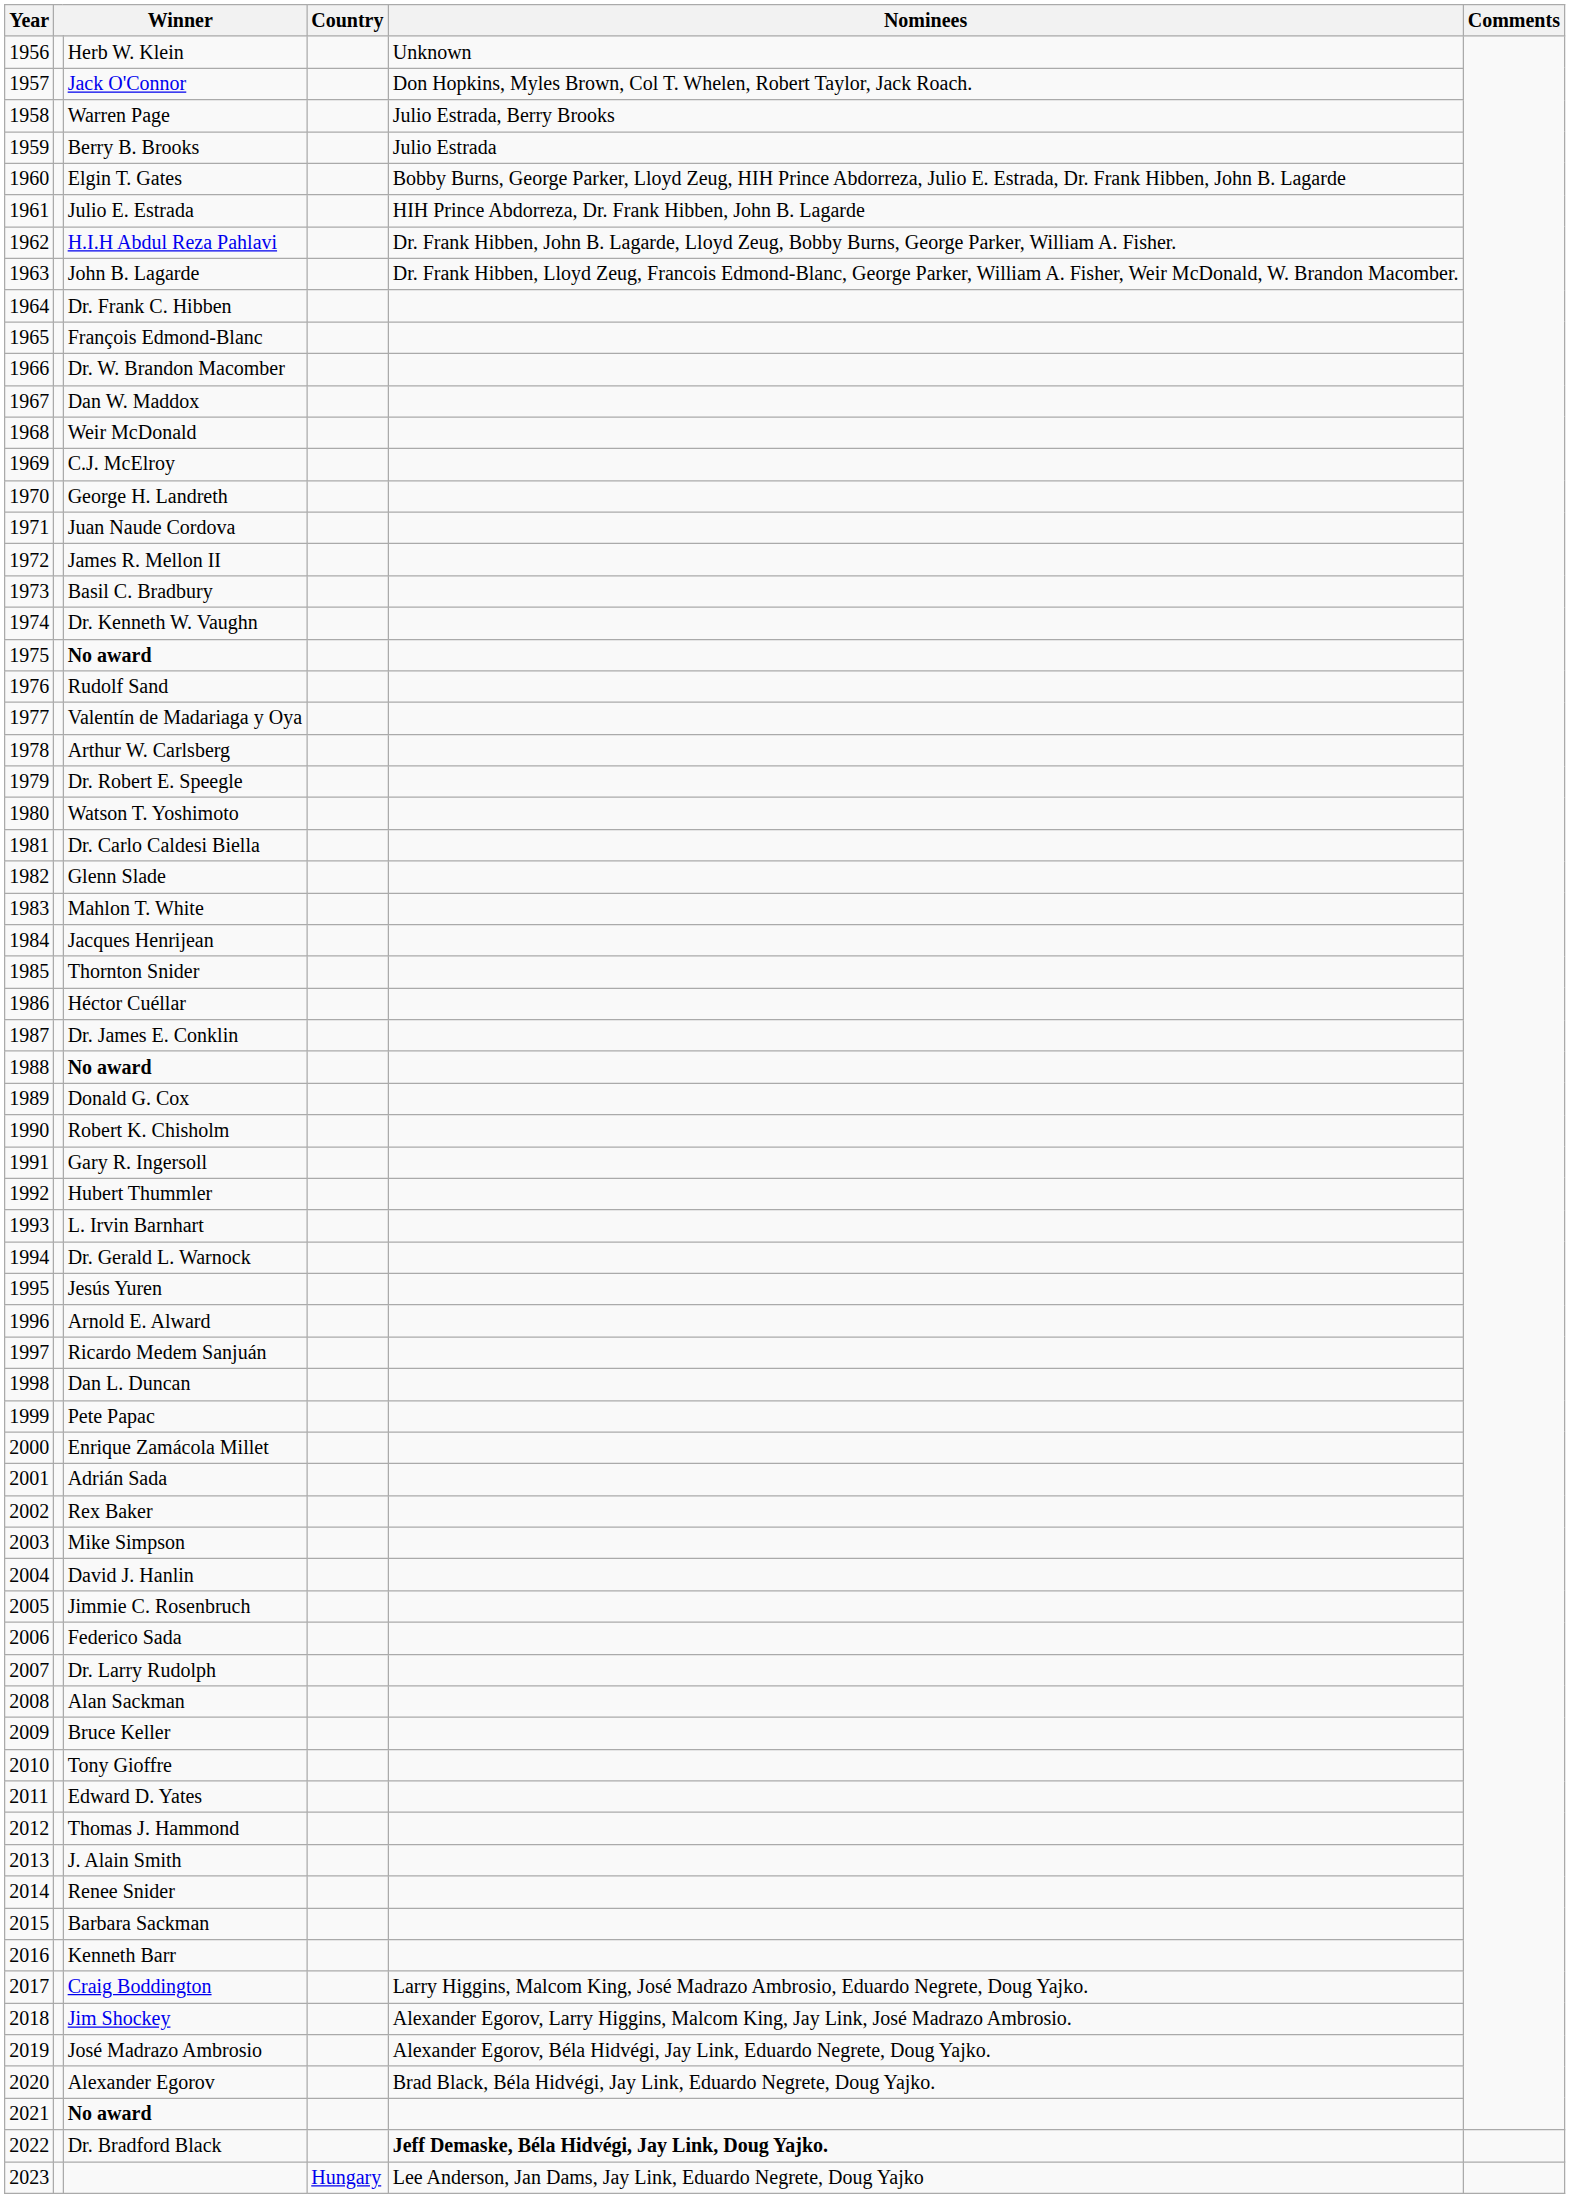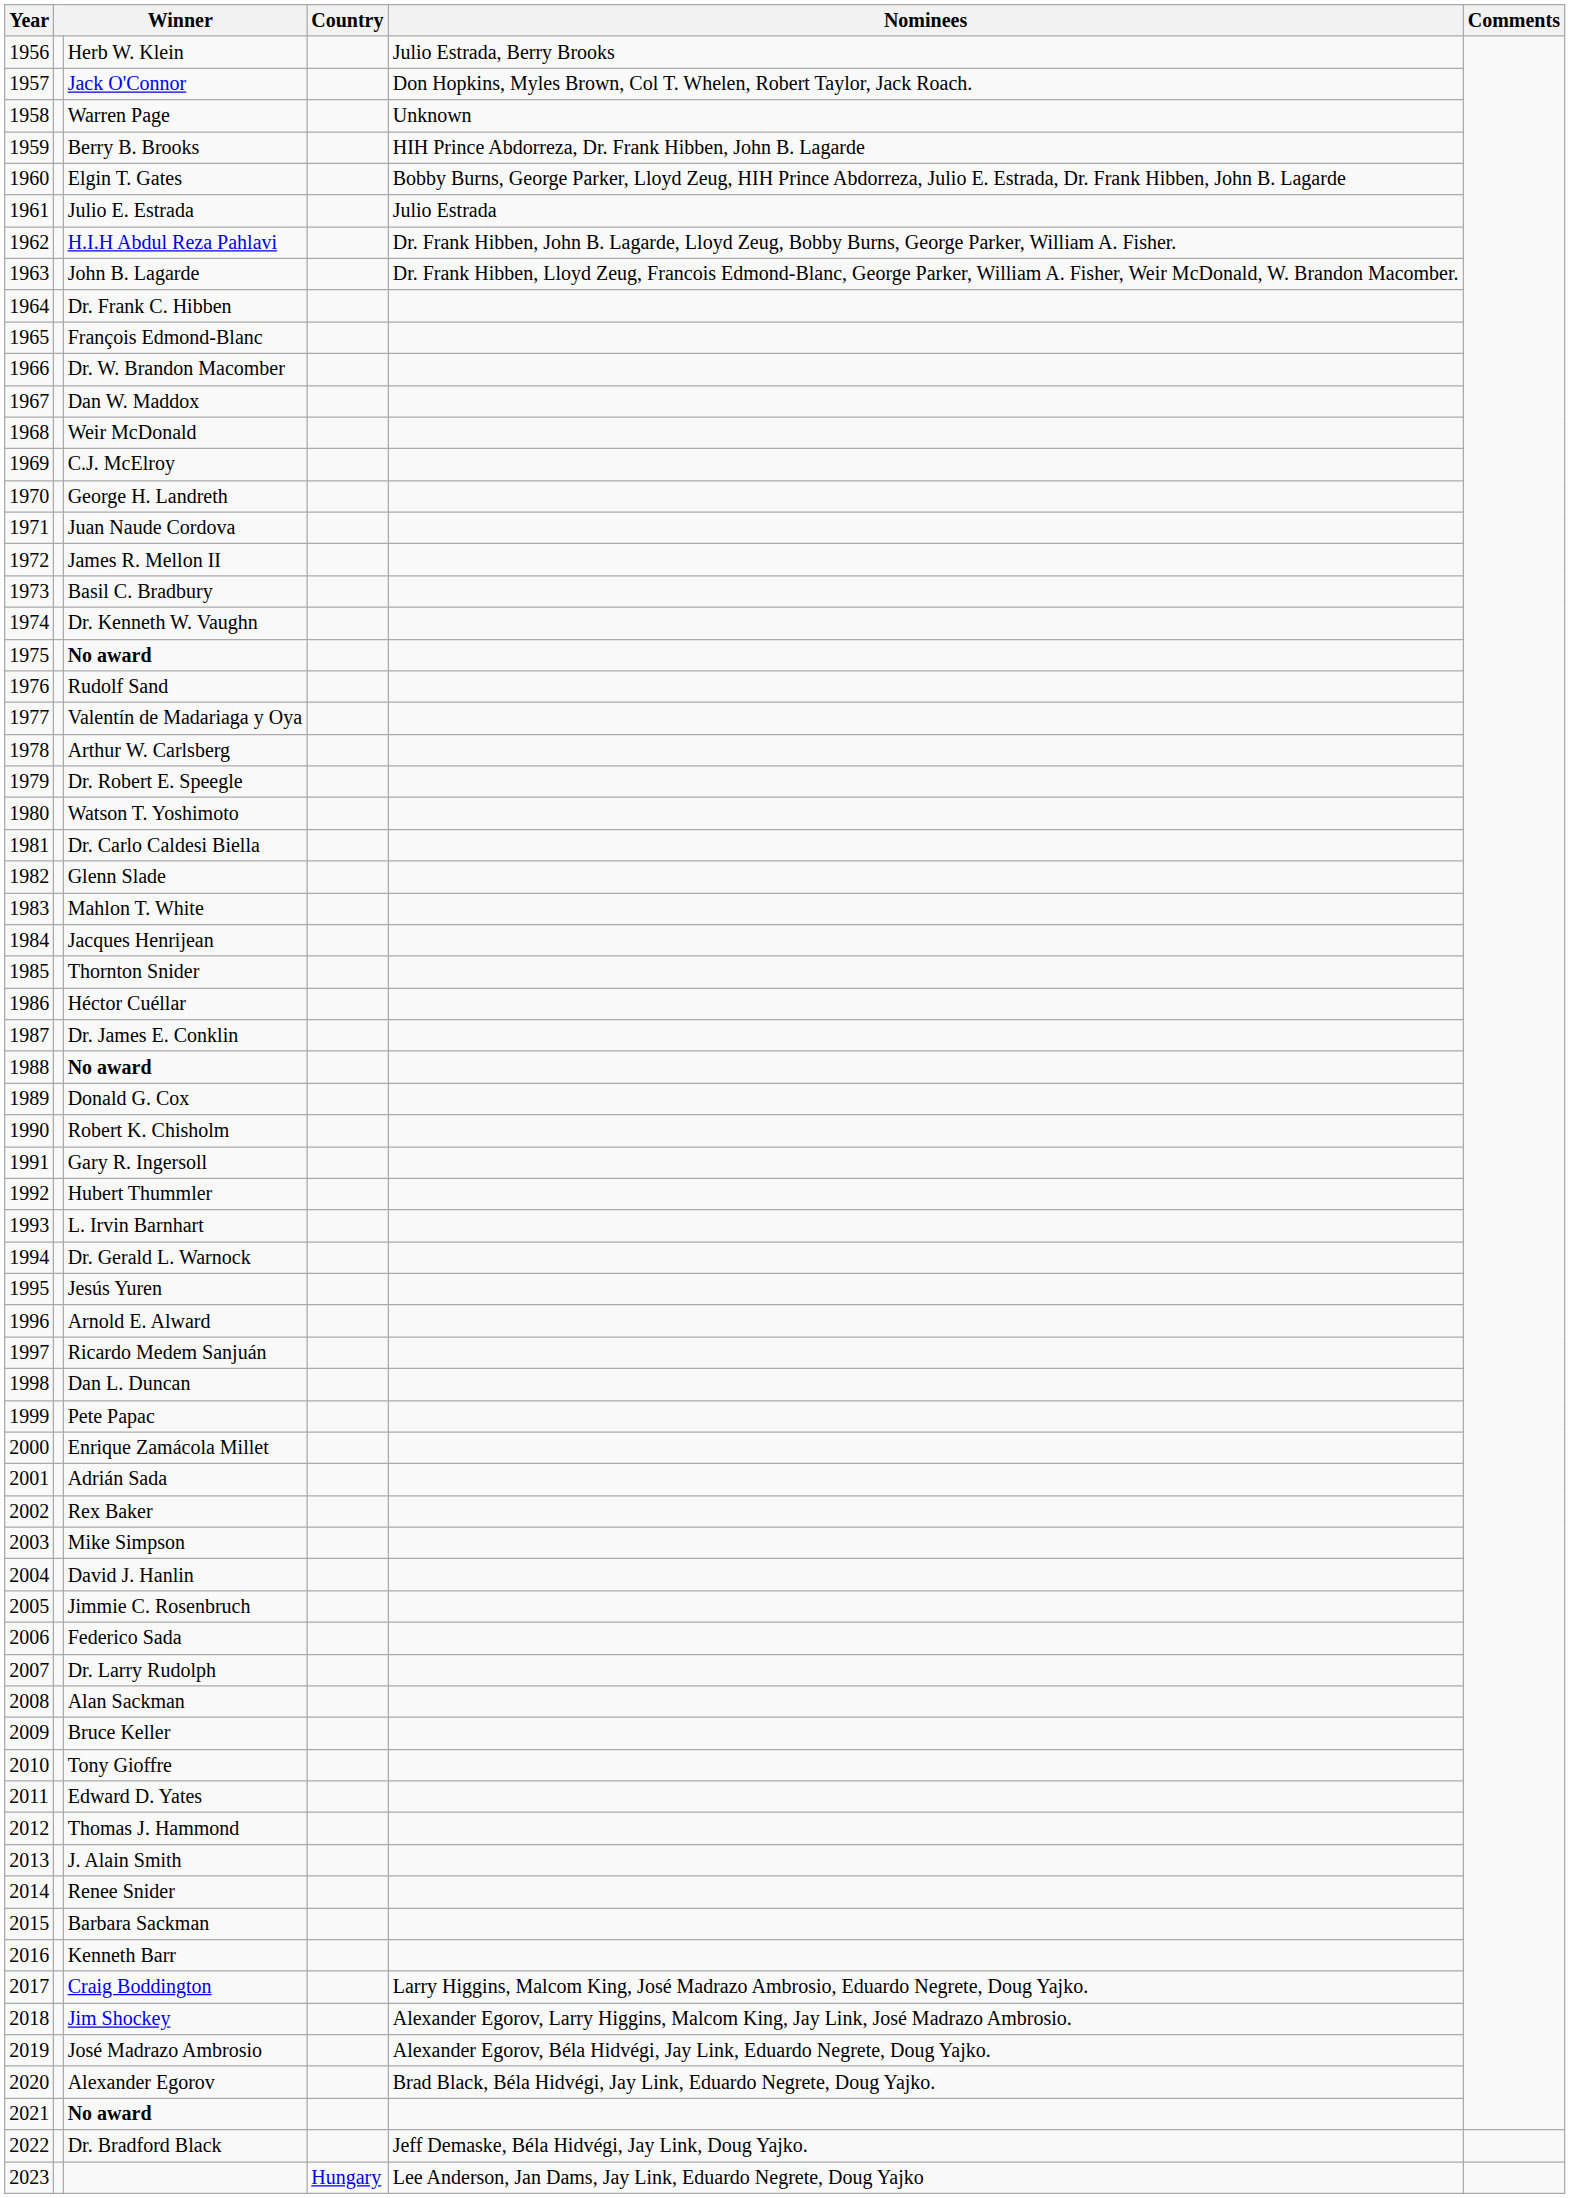(432, 52) Unknown -> (504, 52) Julio Estrada, Berry Brooks
(504, 115) Julio Estrada, Berry Brooks -> (432, 115) Unknown
(445, 147) Julio Estrada -> (629, 147) HIH Prince Abdorreza, Dr. Frank Hibben, John B. Lagarde
(629, 210) HIH Prince Abdorreza, Dr. Frank Hibben, John B. Lagarde -> (445, 210) Julio Estrada
(610, 2145) bold -> (600, 2145) normal
